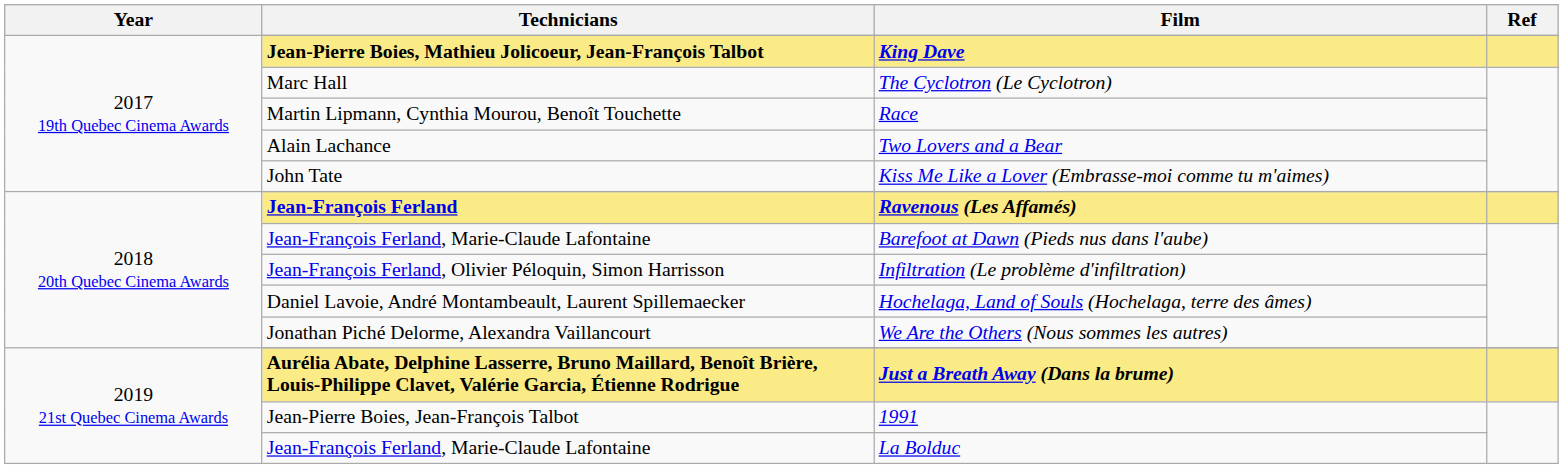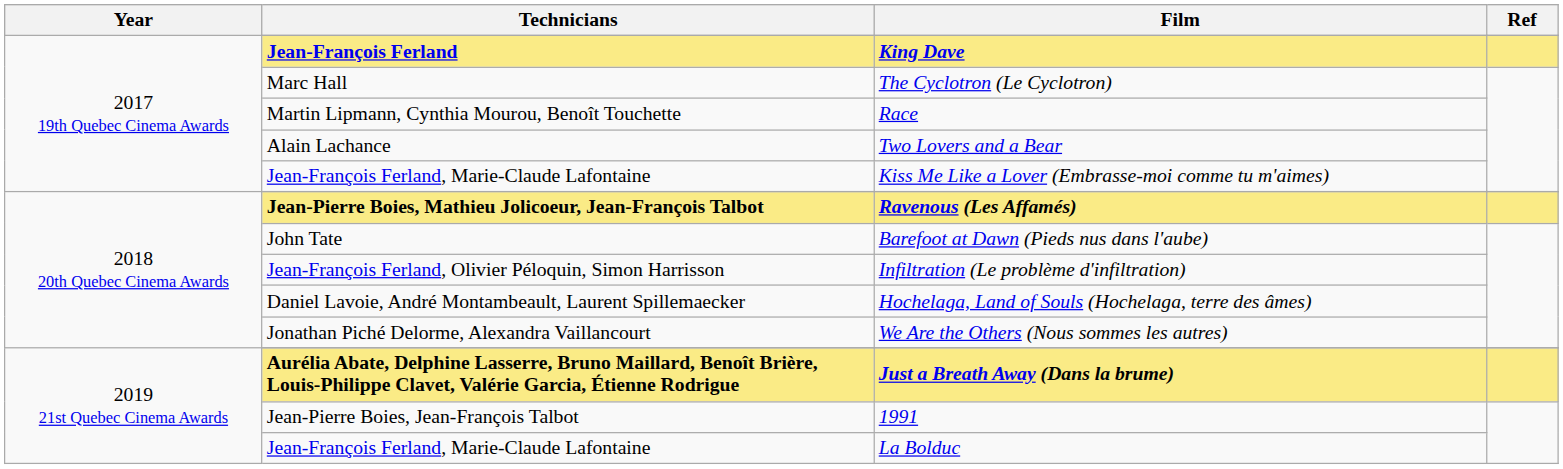(515, 51) Jean-Pierre Boies, Mathieu Jolicoeur, Jean-François Talbot -> (362, 51) Jean-François Ferland
(304, 176) John Tate -> (459, 176) Jean-François Ferland, Marie-Claude Lafontaine
(362, 207) Jean-François Ferland -> (515, 207) Jean-Pierre Boies, Mathieu Jolicoeur, Jean-François Talbot
(459, 238) Jean-François Ferland, Marie-Claude Lafontaine -> (304, 238) John Tate
